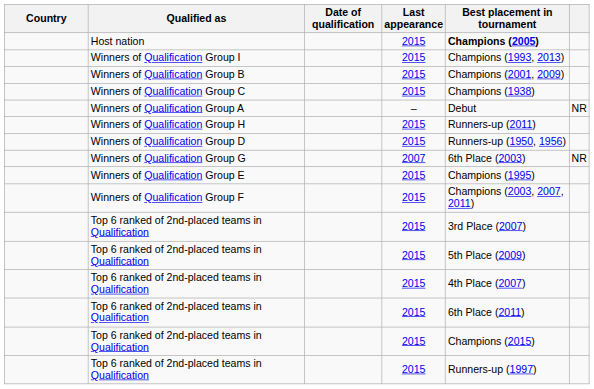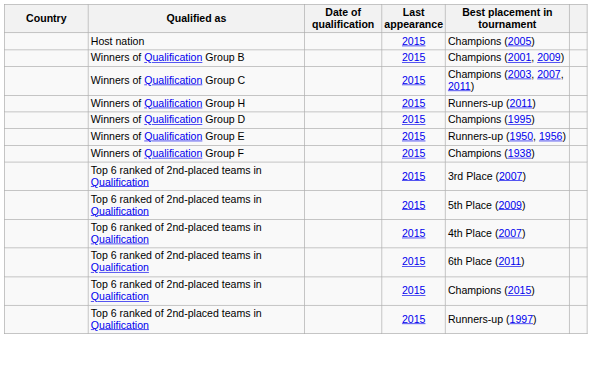(493, 41) bold -> (491, 41) normal
- row: (166, 58)
(491, 91) Champions (1938) -> (506, 80) Champions (2003, 2007, 2011)
- row: (167, 108)
(507, 141) Runners-up (1950, 1956) -> (491, 120) Champions (1995)
- row: (168, 158)
(491, 175) Champions (1995) -> (507, 137) Runners-up (1950, 1956)
(506, 198) Champions (2003, 2007, 2011) -> (491, 153) Champions (1938)
